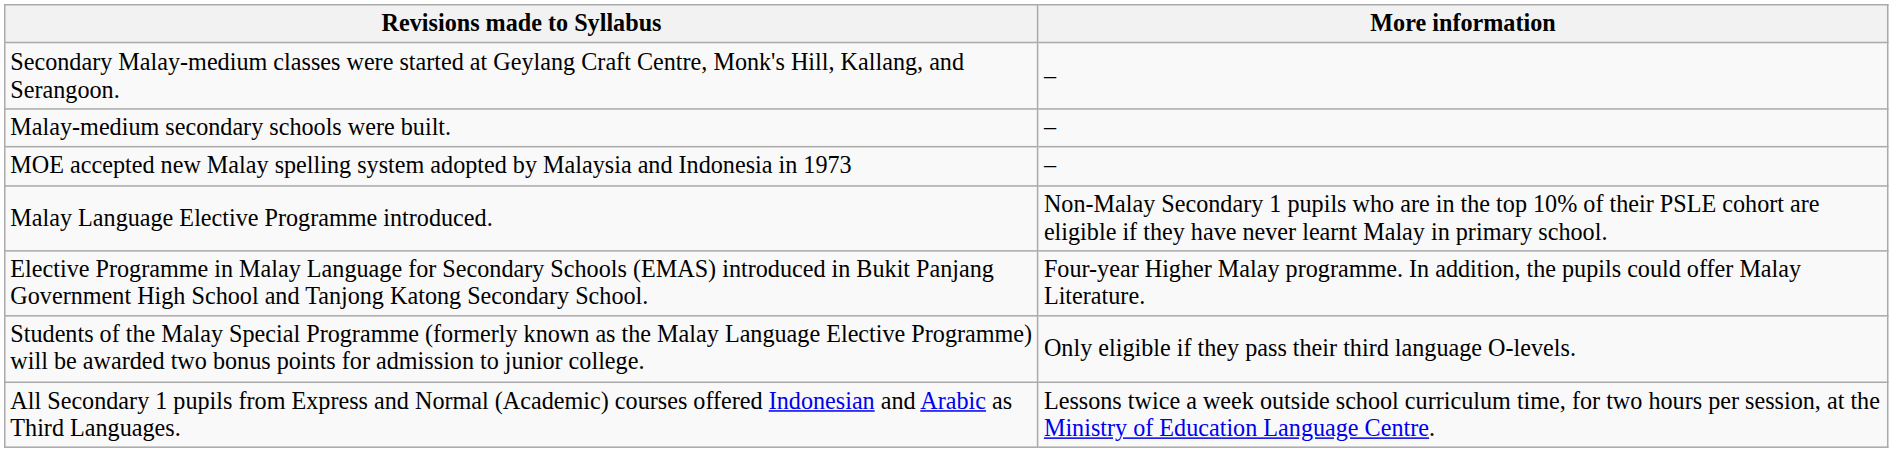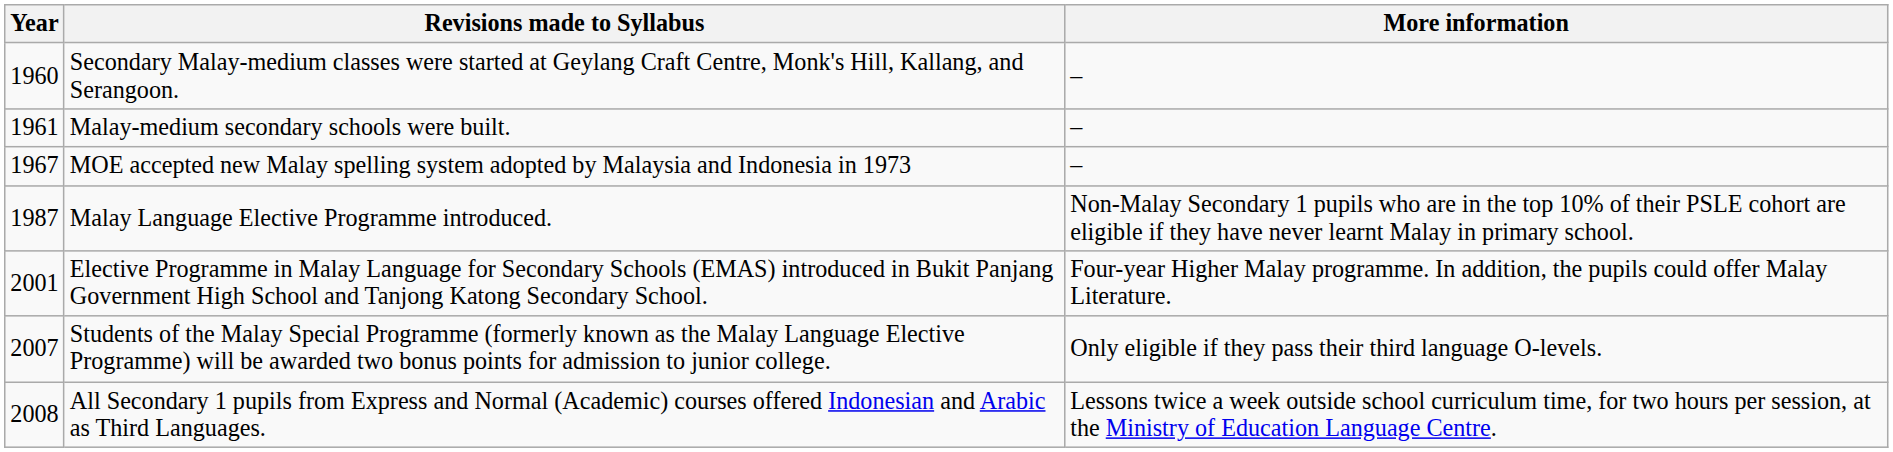+ column: (34, 23)
